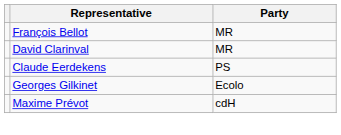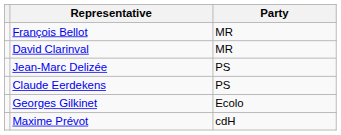+ row: (60, 68)
